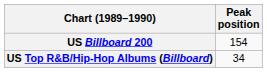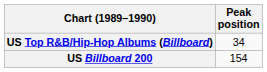rows swapped: (110, 42) <-> (110, 59)
